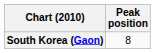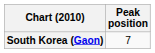(128, 40) 8 -> (128, 40) 7
